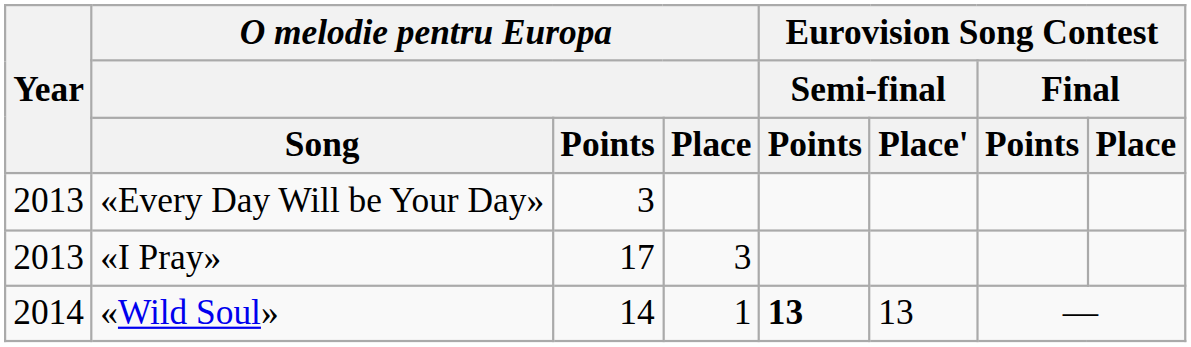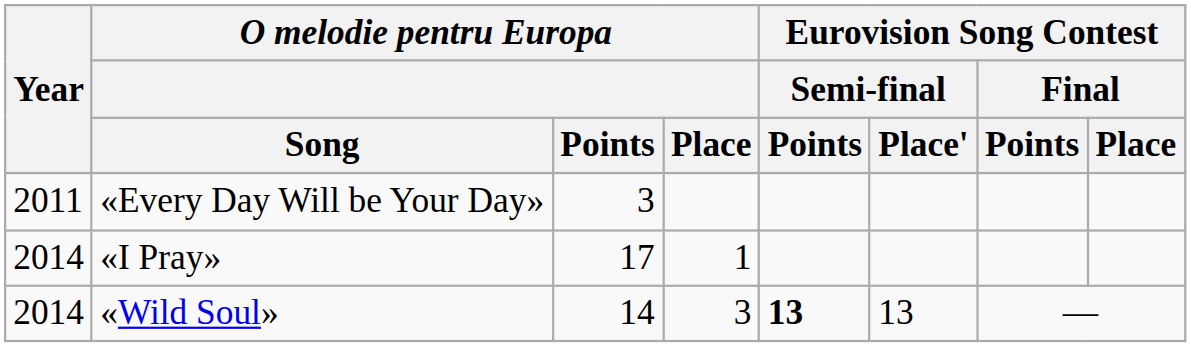(49, 200) 2013 -> (48, 200) 2011
(49, 256) 2013 -> (49, 256) 2014
(743, 256) 3 -> (743, 256) 1
(743, 312) 1 -> (743, 312) 3
